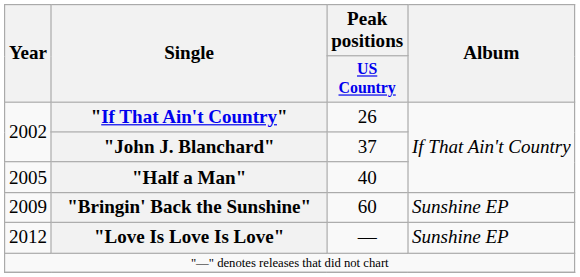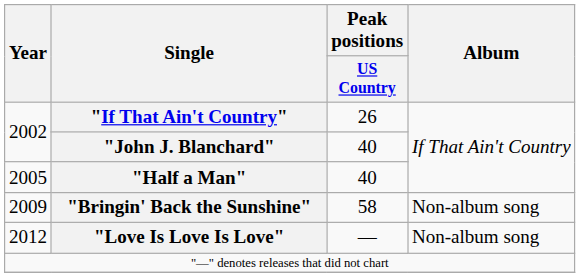(367, 147) 37 -> (367, 147) 40
(367, 207) 60 -> (367, 207) 58
(460, 207) Sunshine EP -> (476, 207) Non-album song
(460, 237) Sunshine EP -> (476, 237) Non-album song
